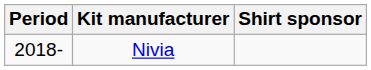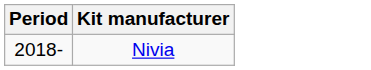- column: (300, 19)
